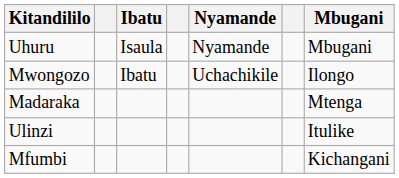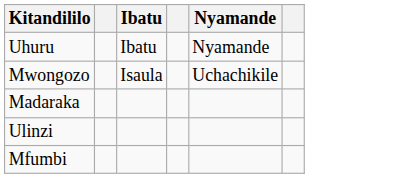- column: (349, 18)
(141, 46) Isaula -> (139, 46) Ibatu
(139, 74) Ibatu -> (141, 74) Isaula
